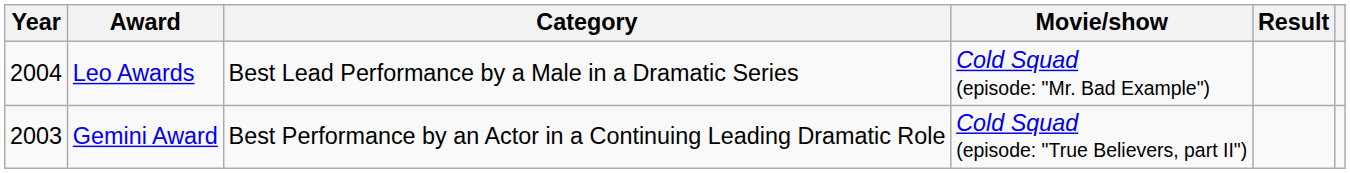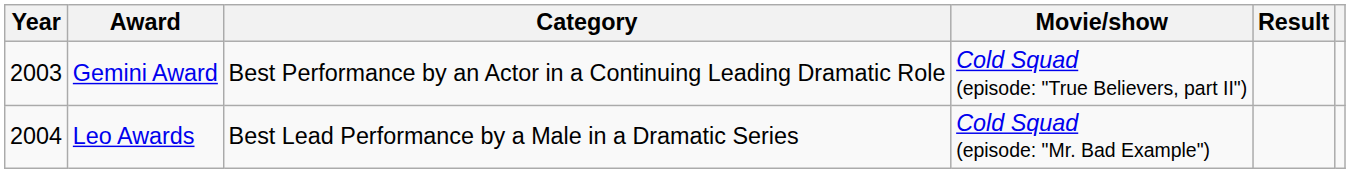rows swapped: (145, 136) <-> (134, 73)
